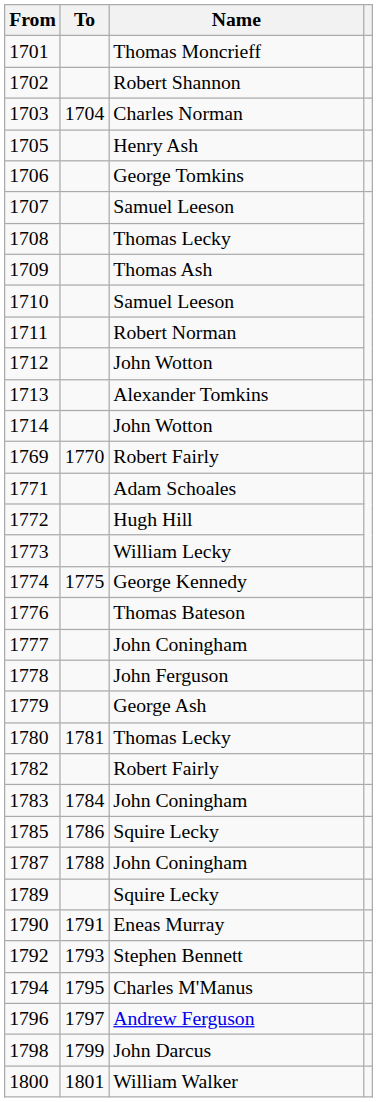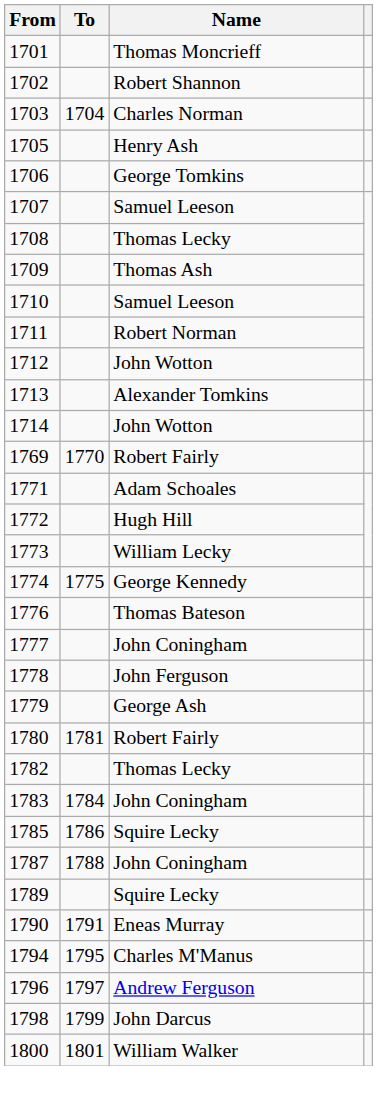(172, 737) Thomas Lecky -> (166, 737) Robert Fairly
(166, 769) Robert Fairly -> (172, 769) Thomas Lecky
- row: (29, 956)
